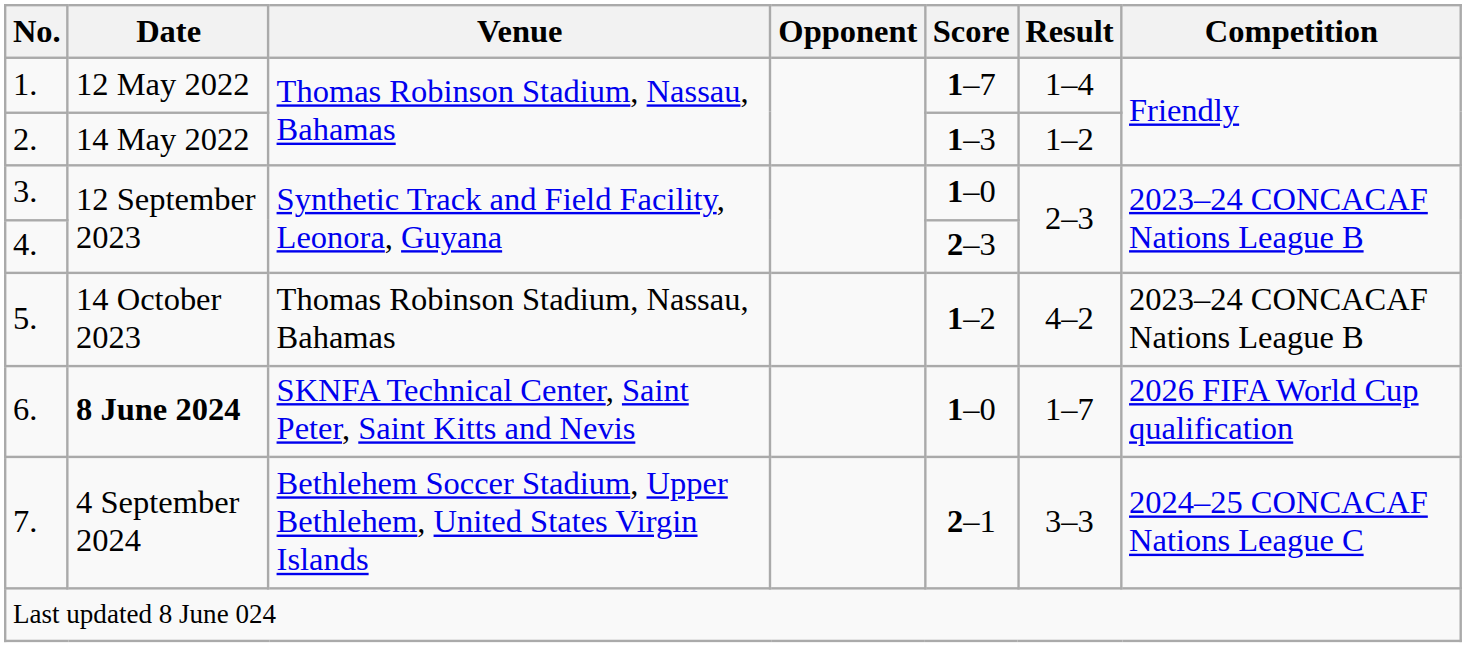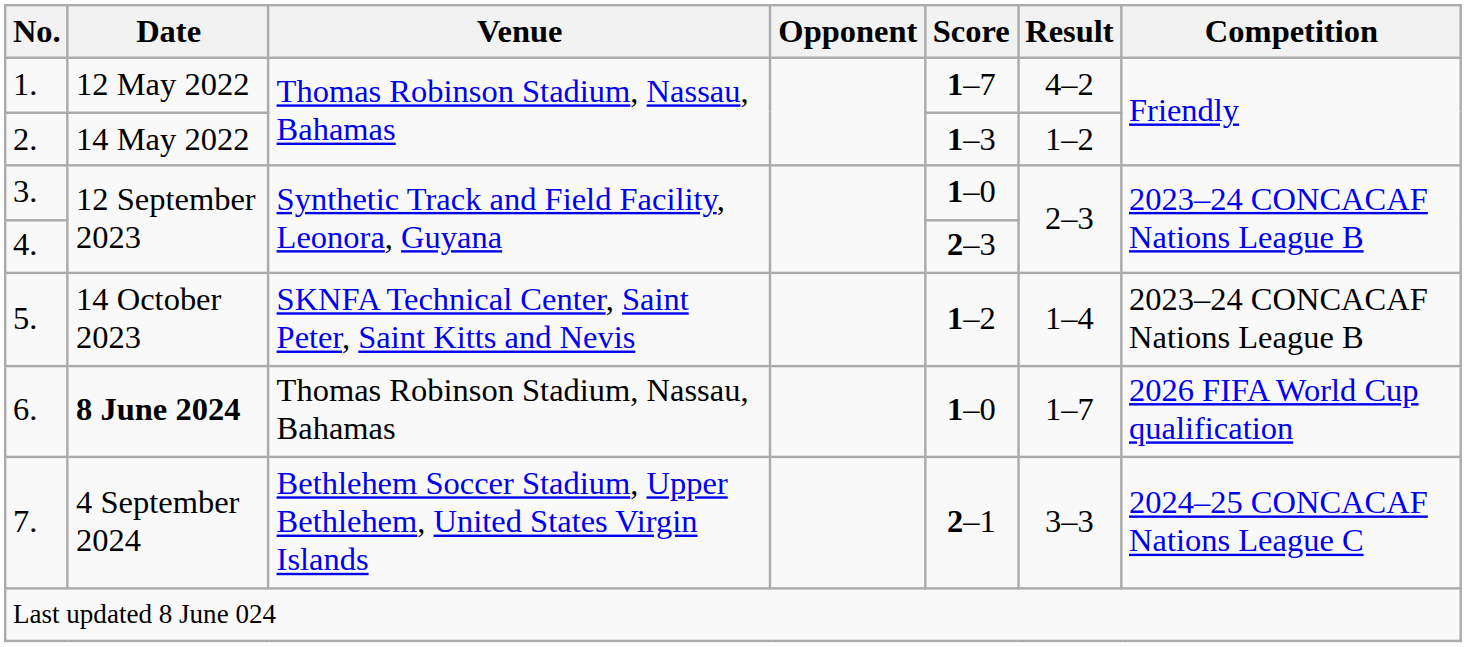(1069, 84) 1–4 -> (1069, 84) 4–2
(513, 318) Thomas Robinson Stadium, Nassau, Bahamas -> (483, 318) SKNFA Technical Center, Saint Peter, Saint Kitts and Nevis
(1069, 318) 4–2 -> (1069, 318) 1–4
(483, 410) SKNFA Technical Center, Saint Peter, Saint Kitts and Nevis -> (513, 410) Thomas Robinson Stadium, Nassau, Bahamas
